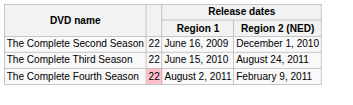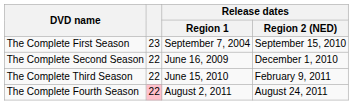+ row: (68, 44)
(272, 60) August 24, 2011 -> (293, 76) February 9, 2011
(274, 76) February 9, 2011 -> (291, 92) August 24, 2011
